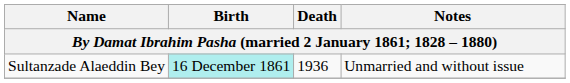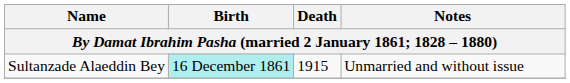(313, 66) 1936 -> (313, 66) 1915
